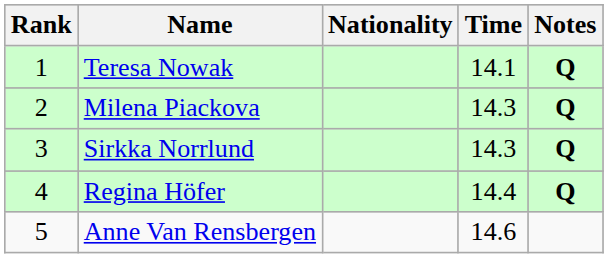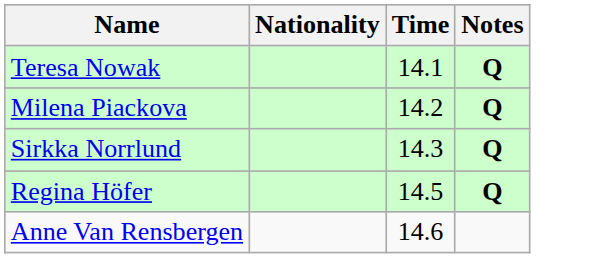- column: (41, 25)
(493, 107) 14.3 -> (420, 107) 14.2
(493, 190) 14.4 -> (420, 190) 14.5
